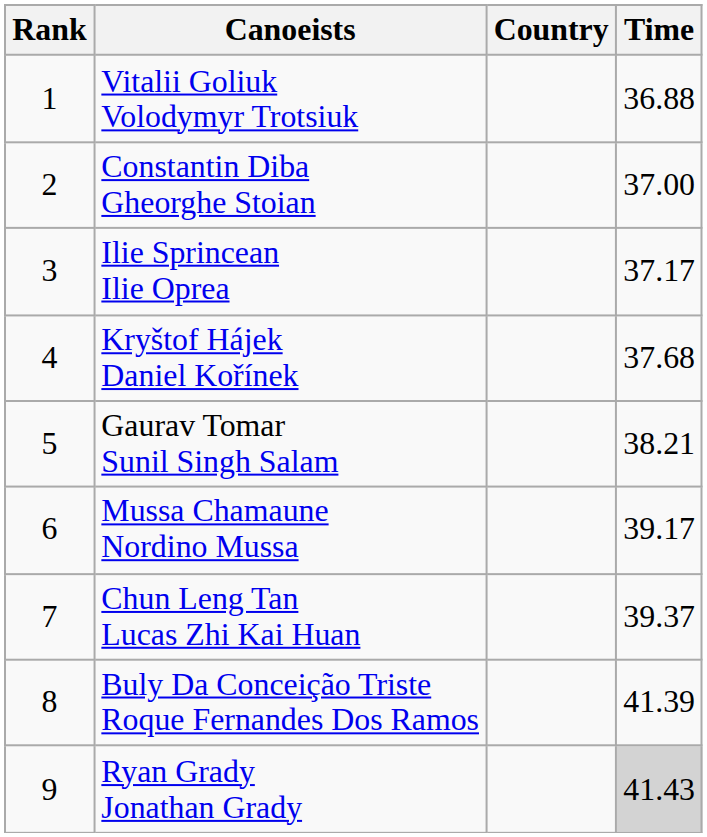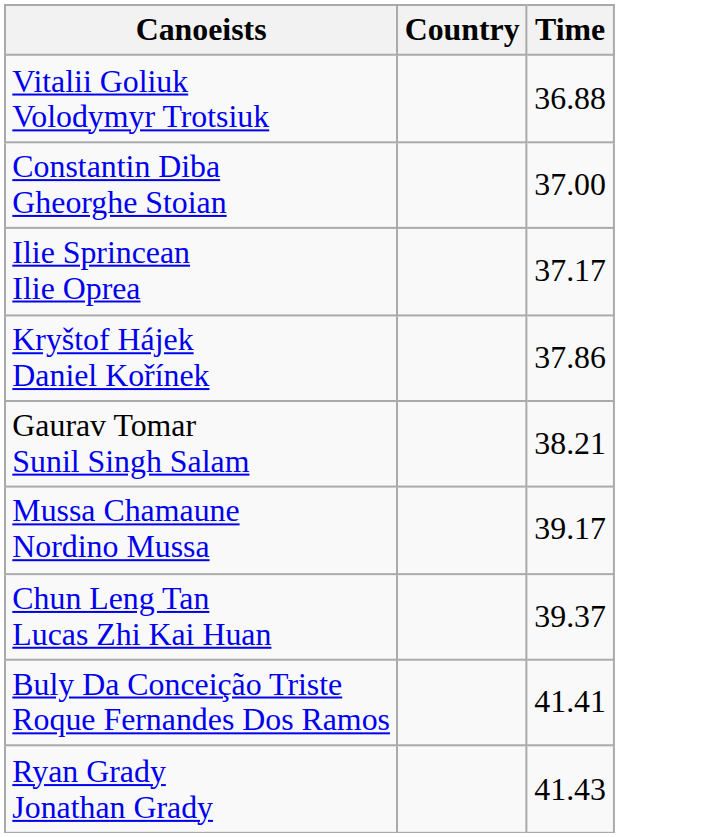- column: (50, 29)
(659, 357) 37.68 -> (570, 357) 37.86
(659, 702) 41.39 -> (570, 702) 41.41
(659, 788) lightgrey background -> (570, 788) no background
